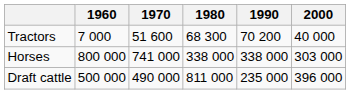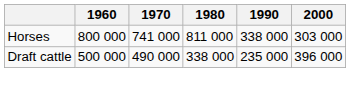- row: (32, 36)
(210, 57) 338 000 -> (210, 36) 811 000
(210, 78) 811 000 -> (210, 57) 338 000
